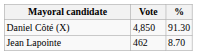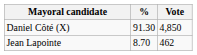columns swapped: (148, 12) <-> (179, 12)
